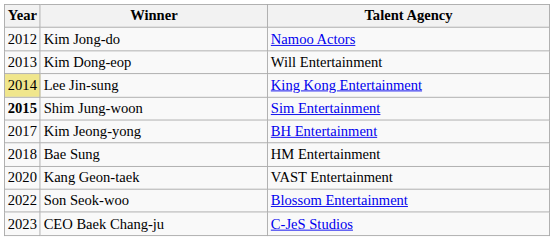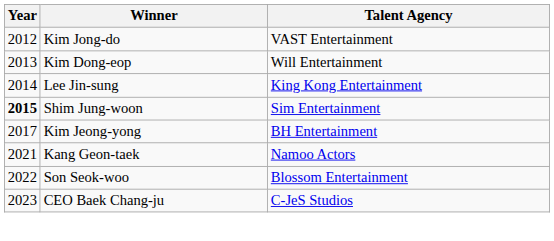(313, 39) Namoo Actors -> (332, 39) VAST Entertainment
(22, 85) khaki background -> (22, 85) no background
- row: (72, 154)
(22, 177) 2020 -> (22, 154) 2021
(332, 177) VAST Entertainment -> (313, 154) Namoo Actors
